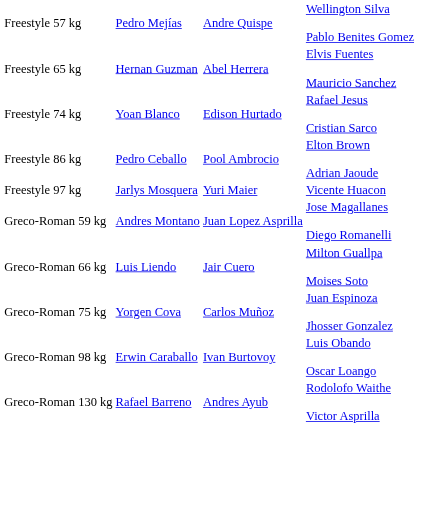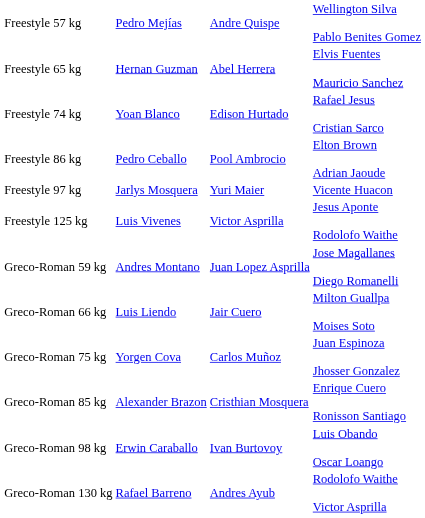+ row: (46, 221)
+ row: (55, 402)
